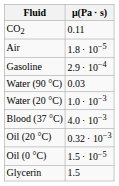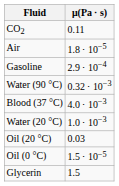(76, 83) 0.03 -> (90, 85) 0.32 ⋅ 10−3
rows swapped: (34, 100) <-> (35, 119)
(90, 137) 0.32 ⋅ 10−3 -> (76, 139) 0.03
